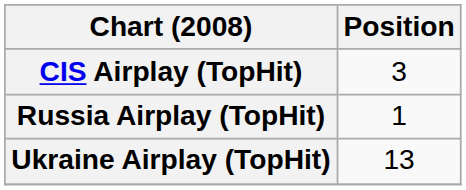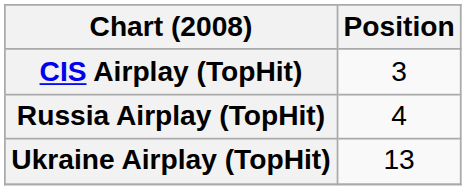(399, 116) 1 -> (399, 116) 4
